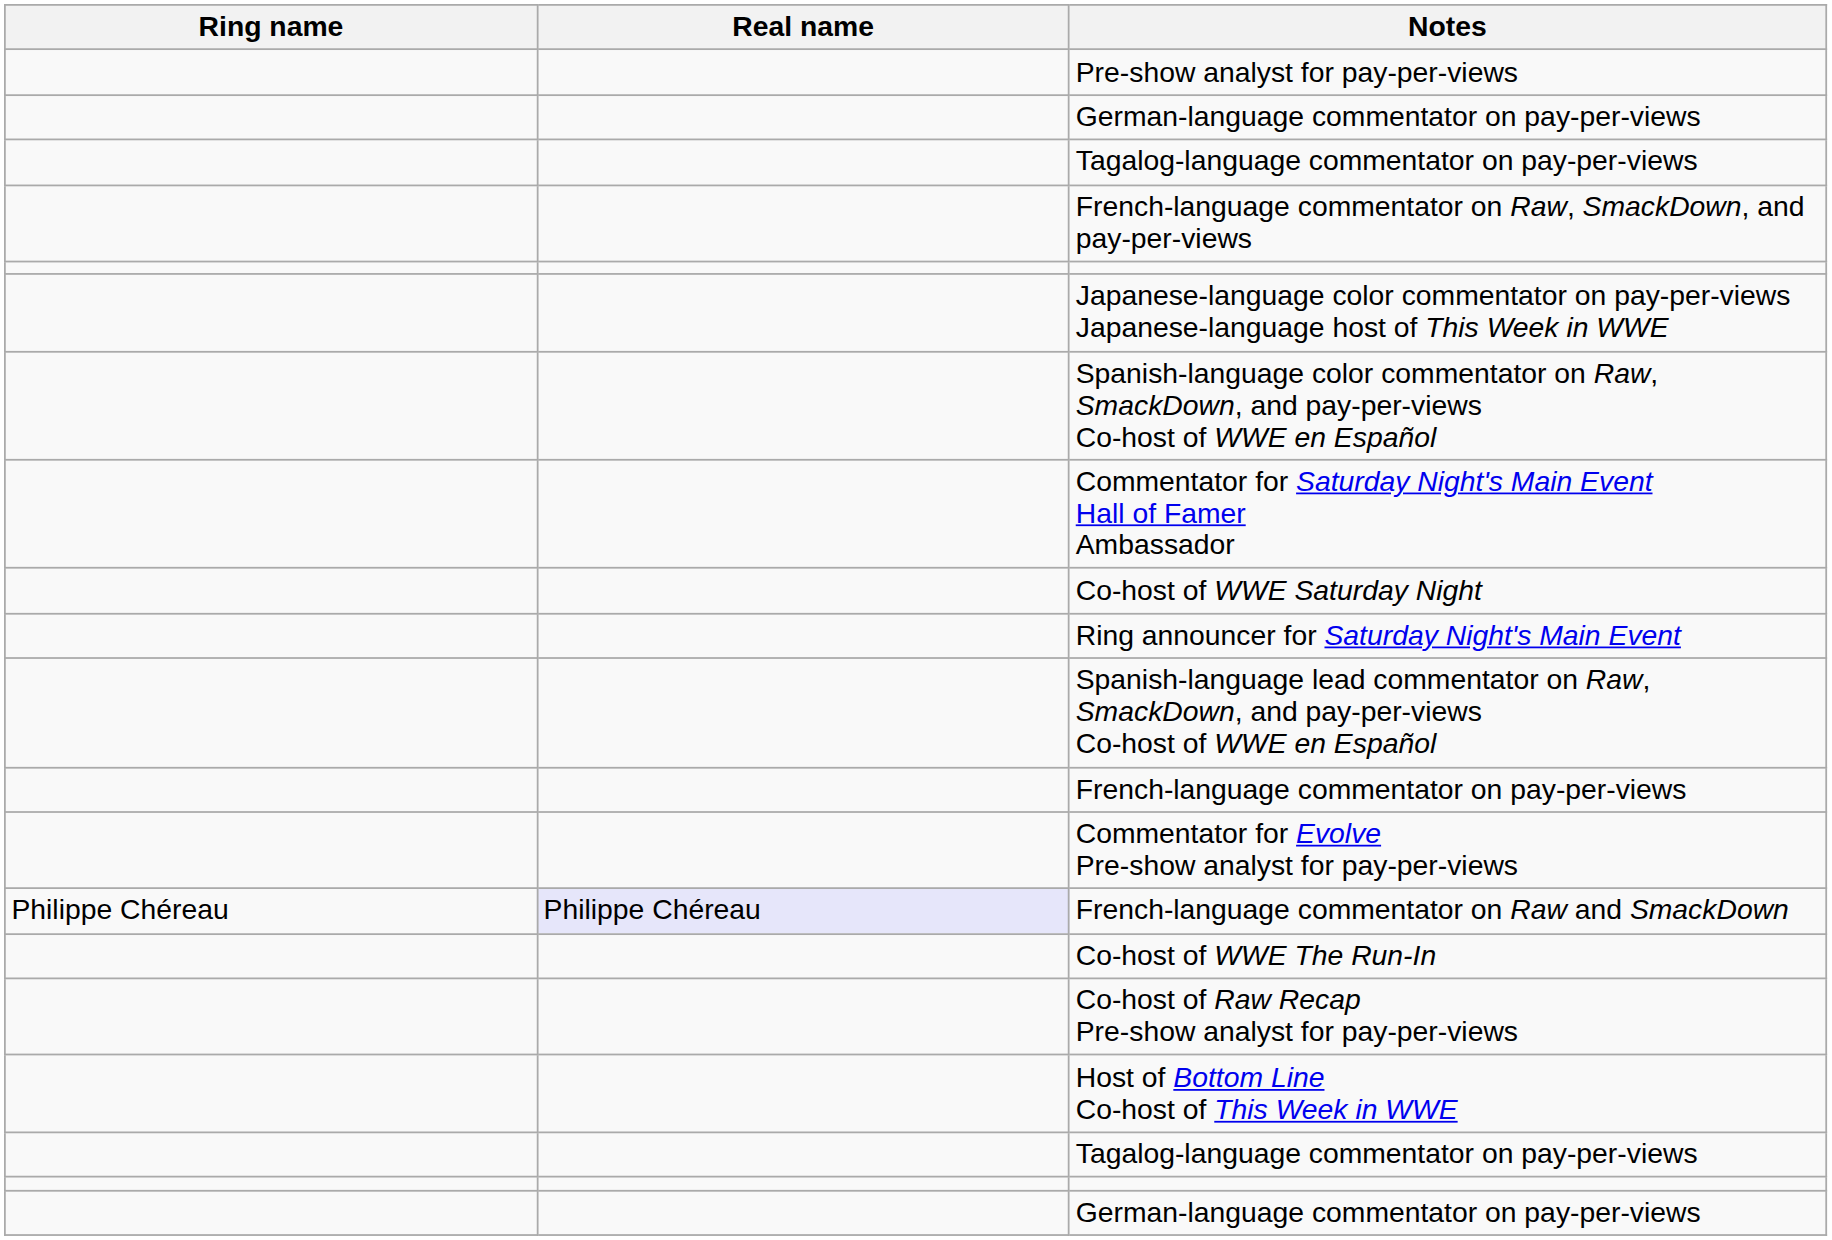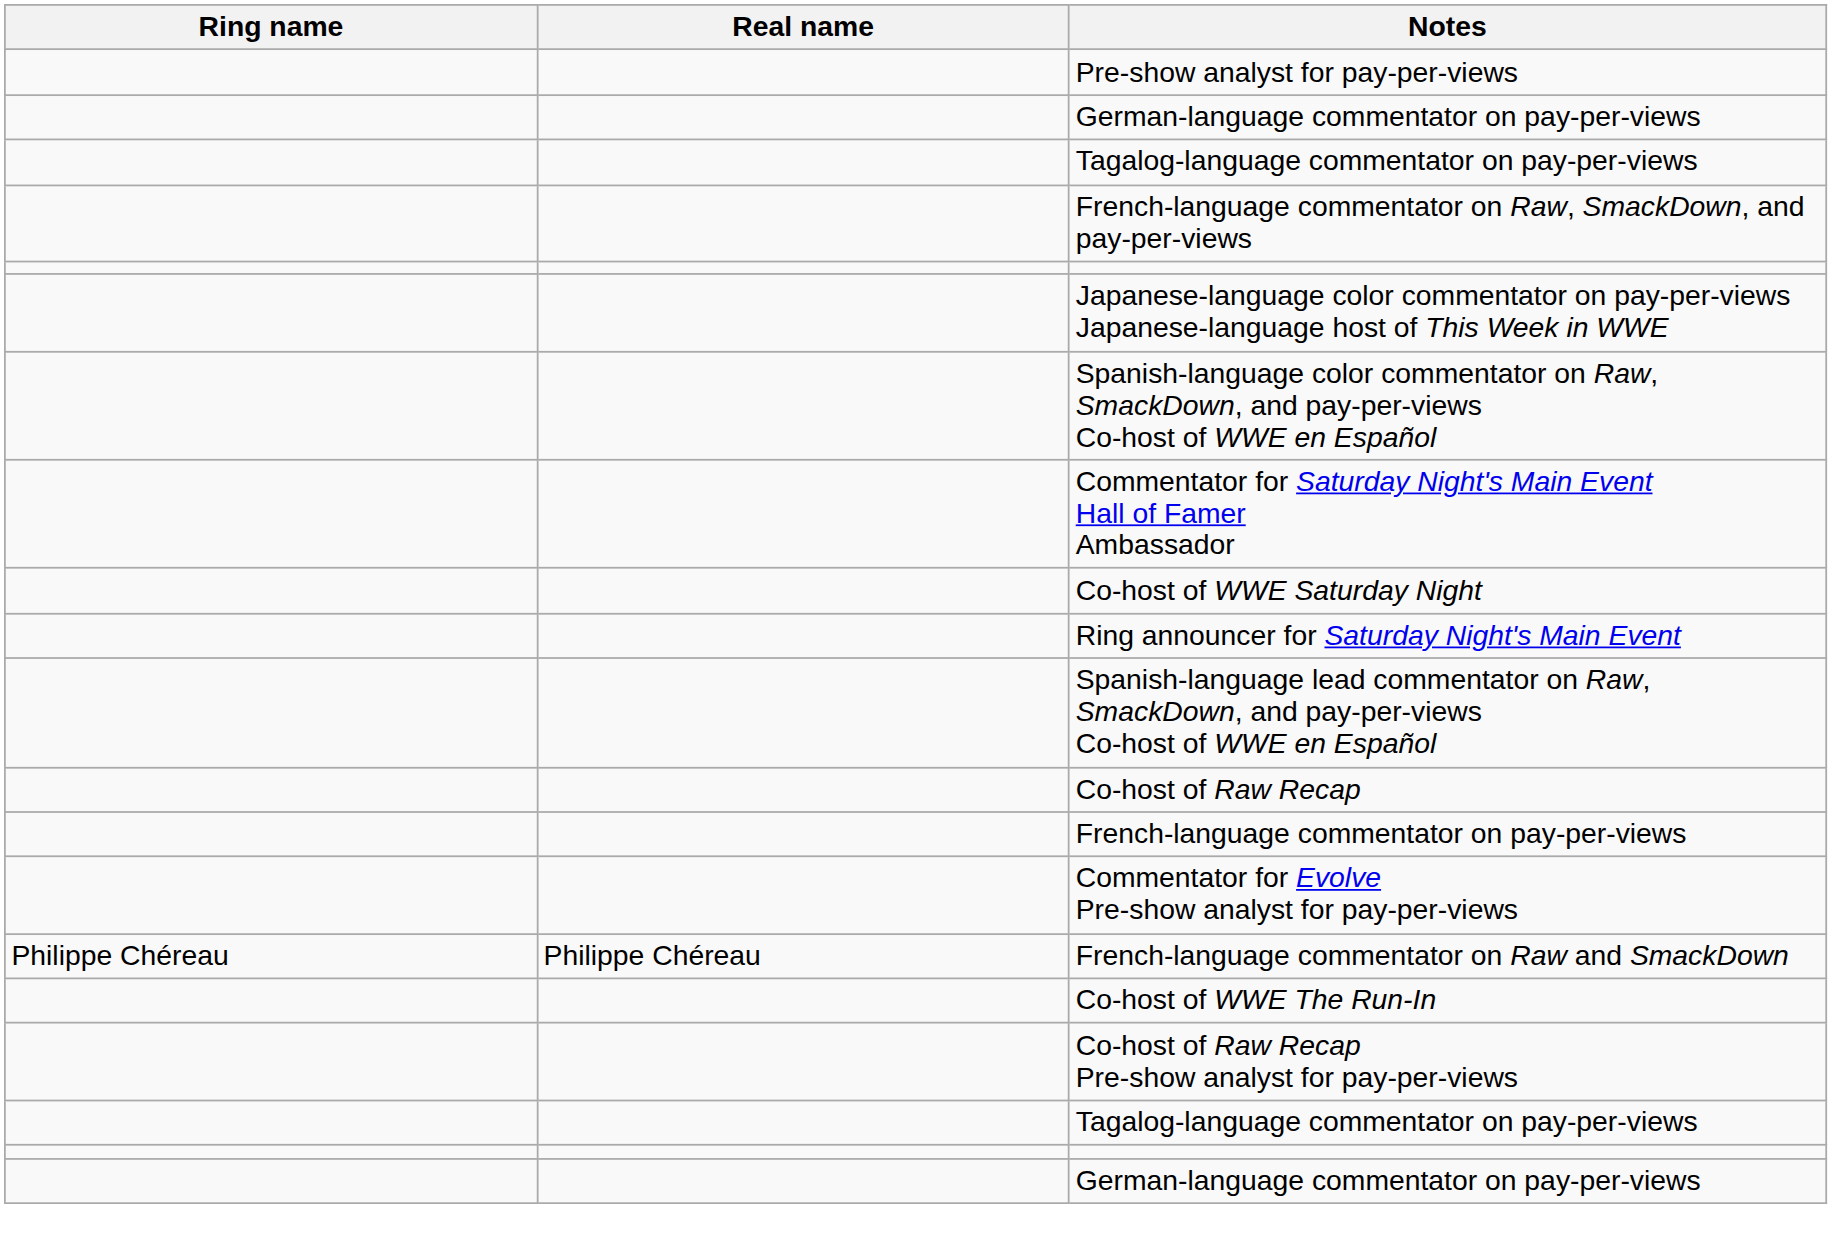+ row: (271, 789)
(652, 910) lavender background -> (652, 955) no background
- row: (271, 1094)
